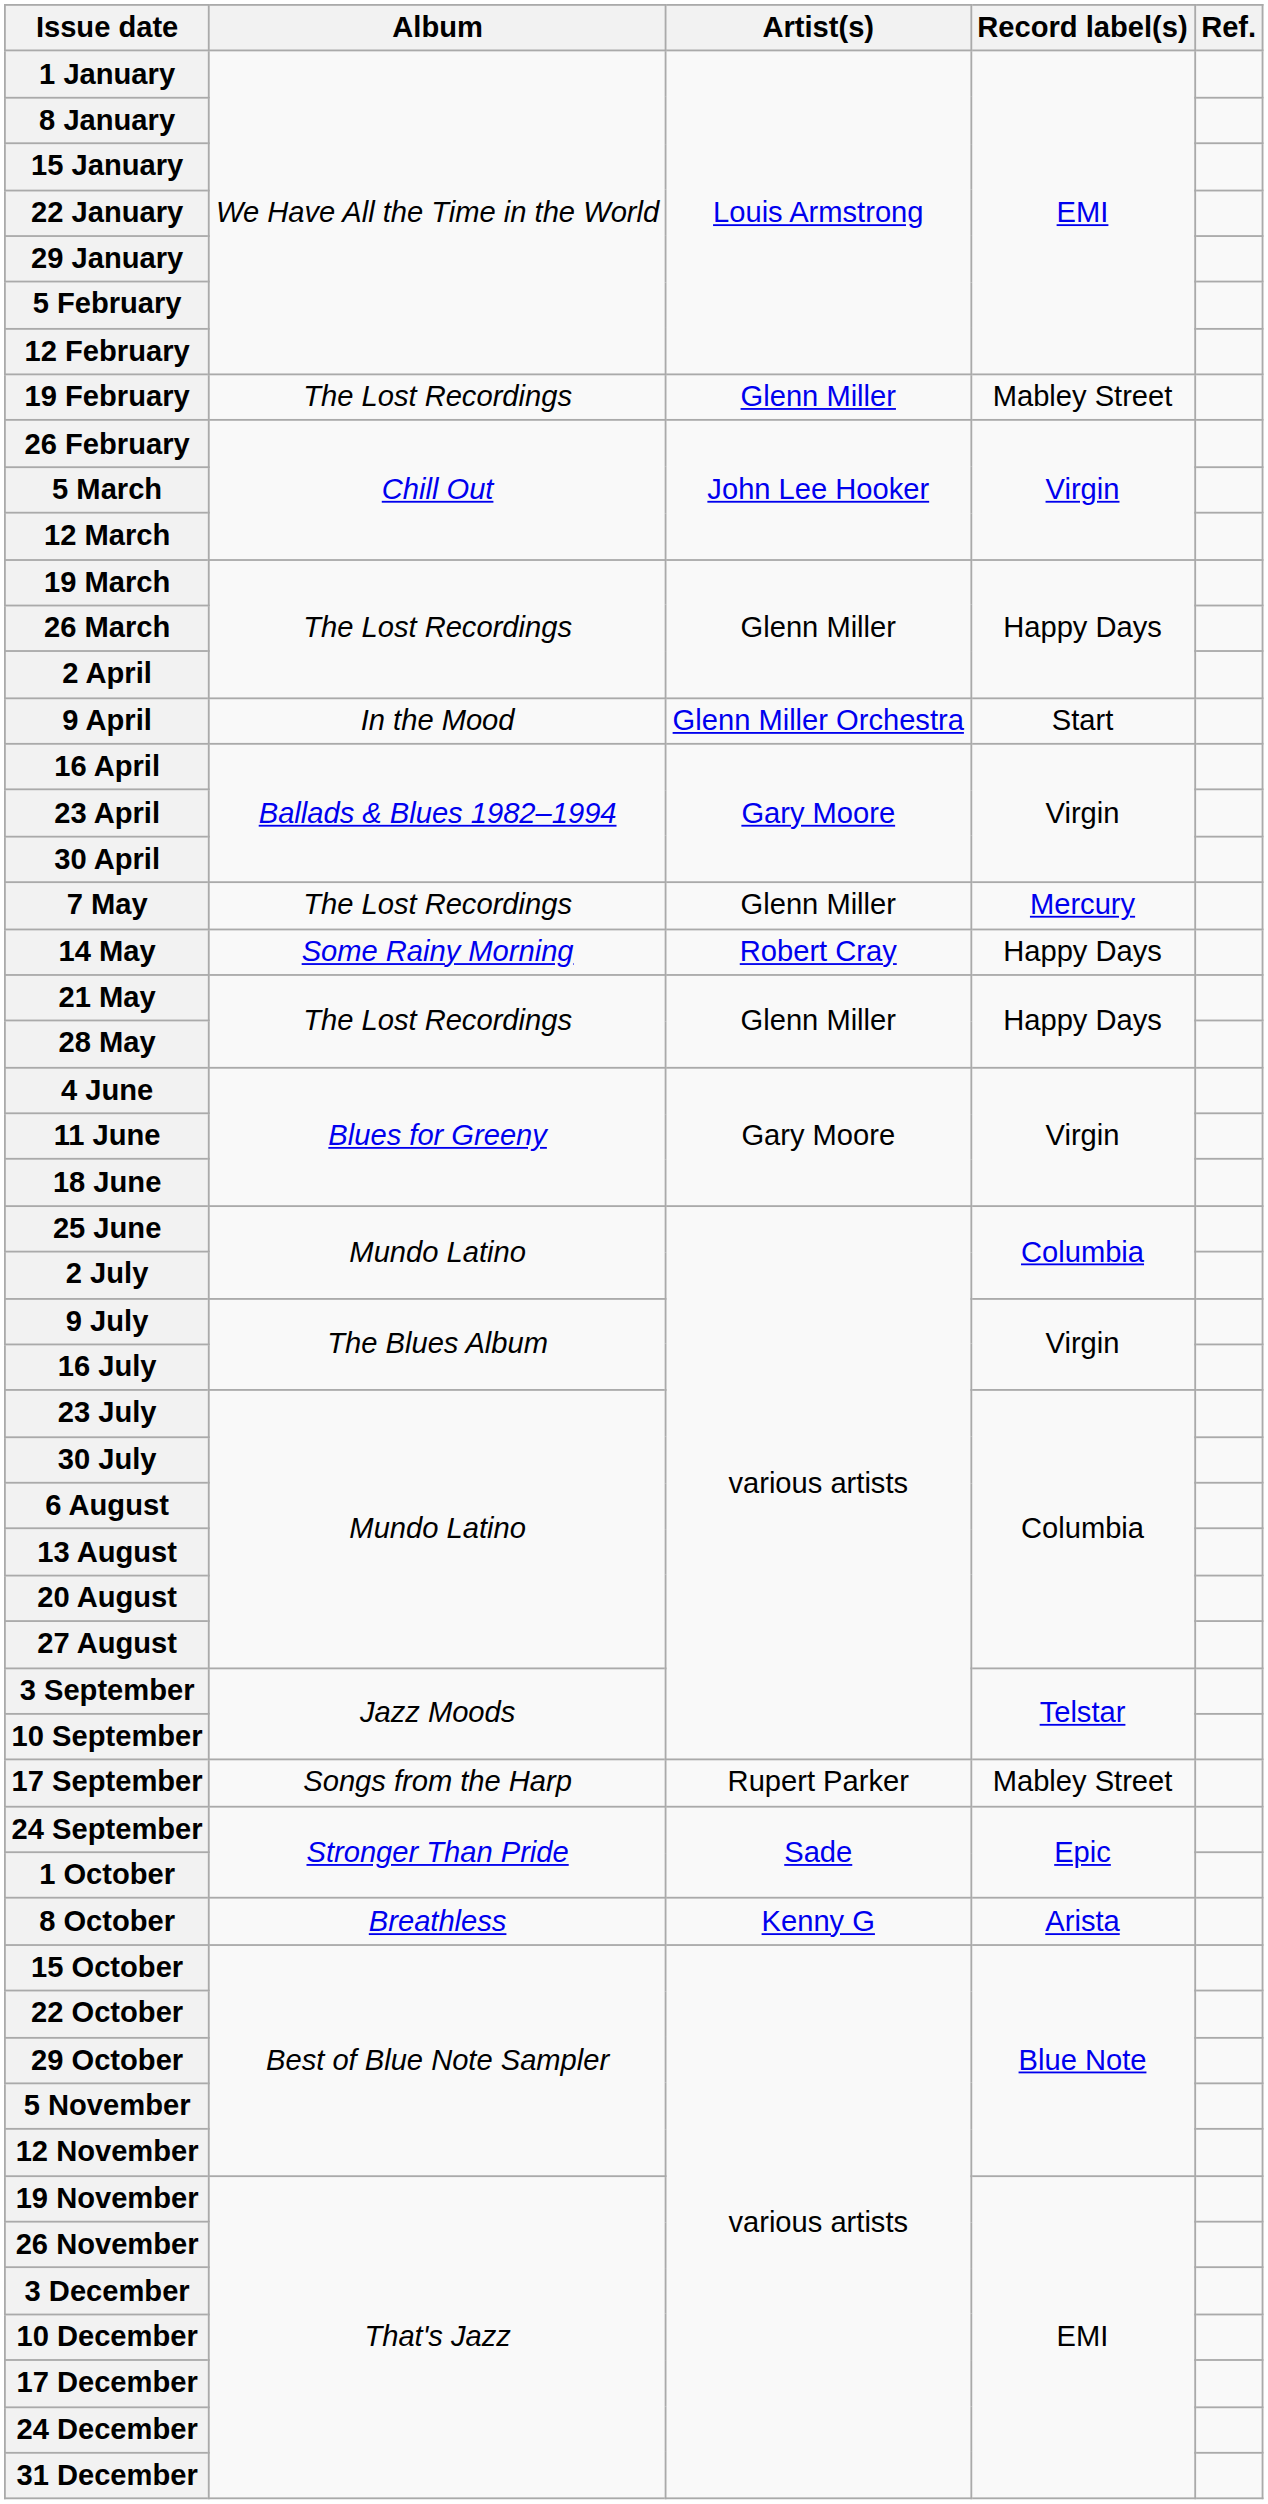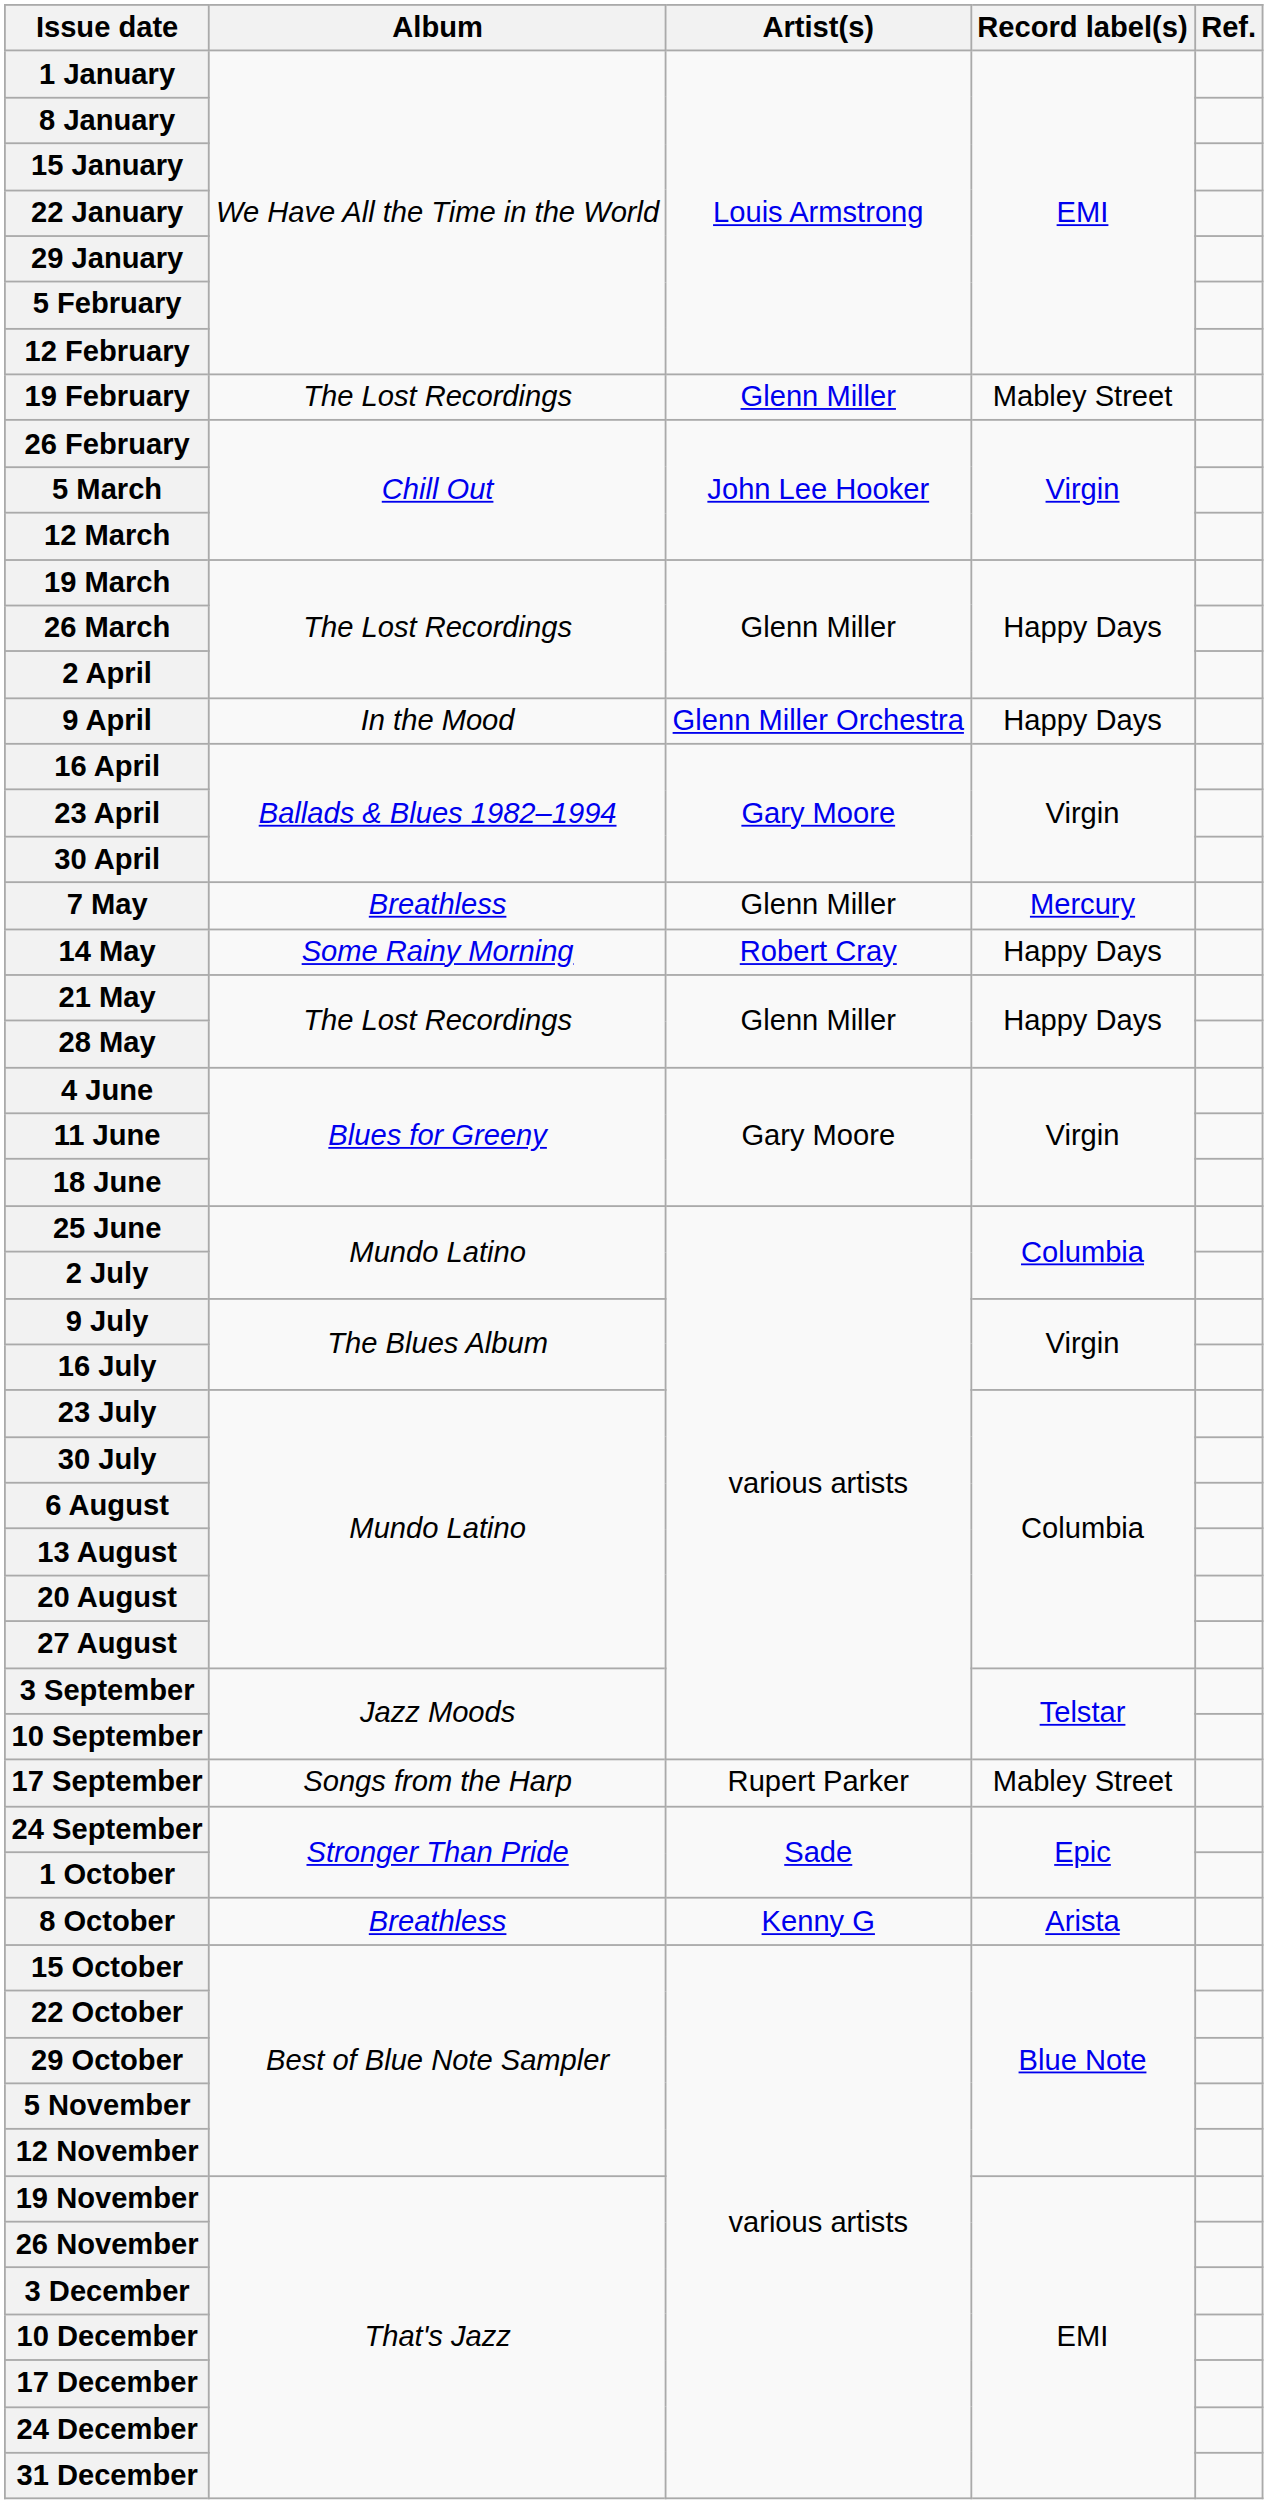(1083, 720) Start -> (1083, 720) Happy Days
(438, 905) The Lost Recordings -> (438, 905) Breathless
